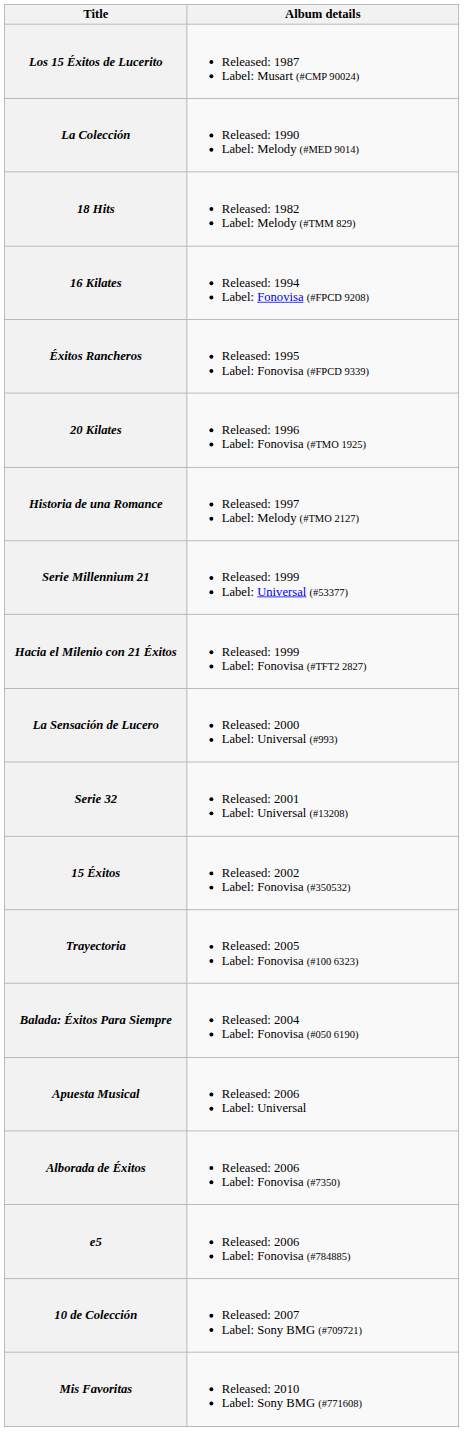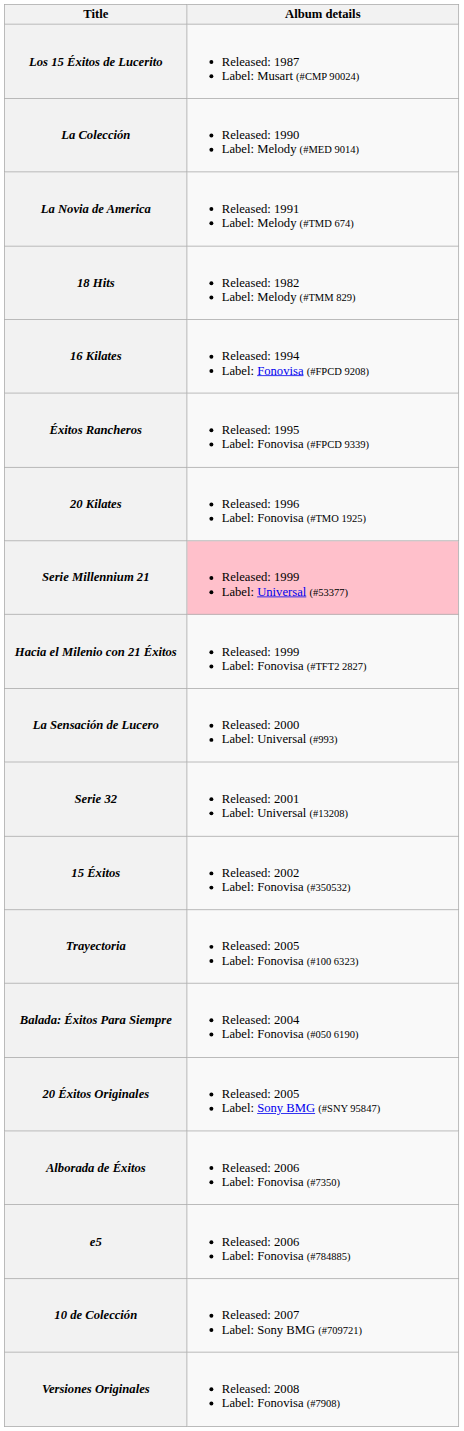+ row: (96, 208)
- row: (96, 504)
(323, 585) no background -> (323, 585) pink background
+ row: (96, 1094)
- row: (96, 1094)
+ row: (96, 1389)
- row: (96, 1389)
